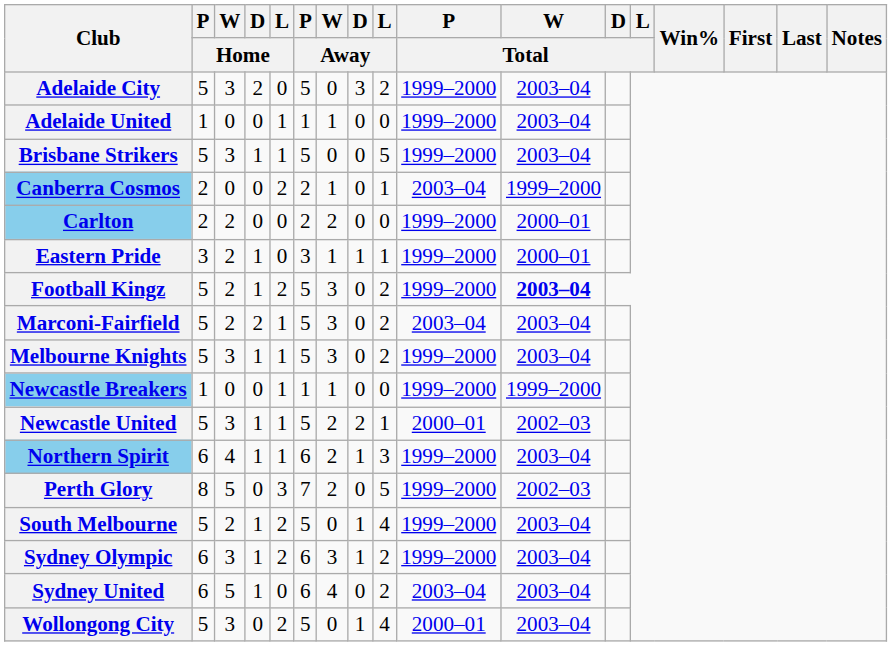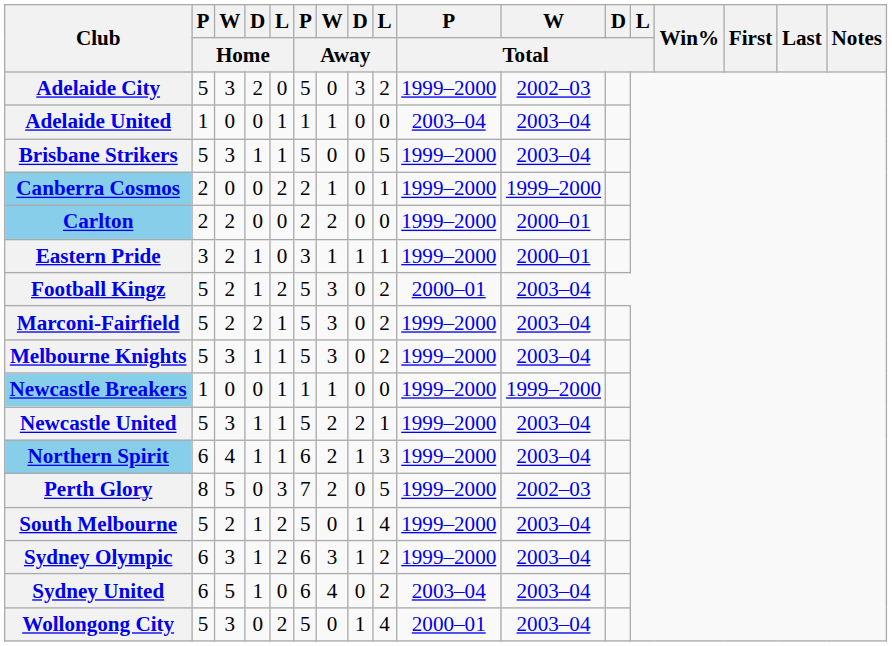(554, 88) 2003–04 -> (554, 88) 2002–03
(449, 121) 1999–2000 -> (449, 121) 2003–04
(449, 188) 2003–04 -> (449, 188) 1999–2000
(449, 289) 1999–2000 -> (449, 289) 2000–01
(554, 289) bold -> (554, 289) normal
(449, 322) 2003–04 -> (449, 322) 1999–2000
(449, 423) 2000–01 -> (449, 423) 1999–2000
(554, 423) 2002–03 -> (554, 423) 2003–04
